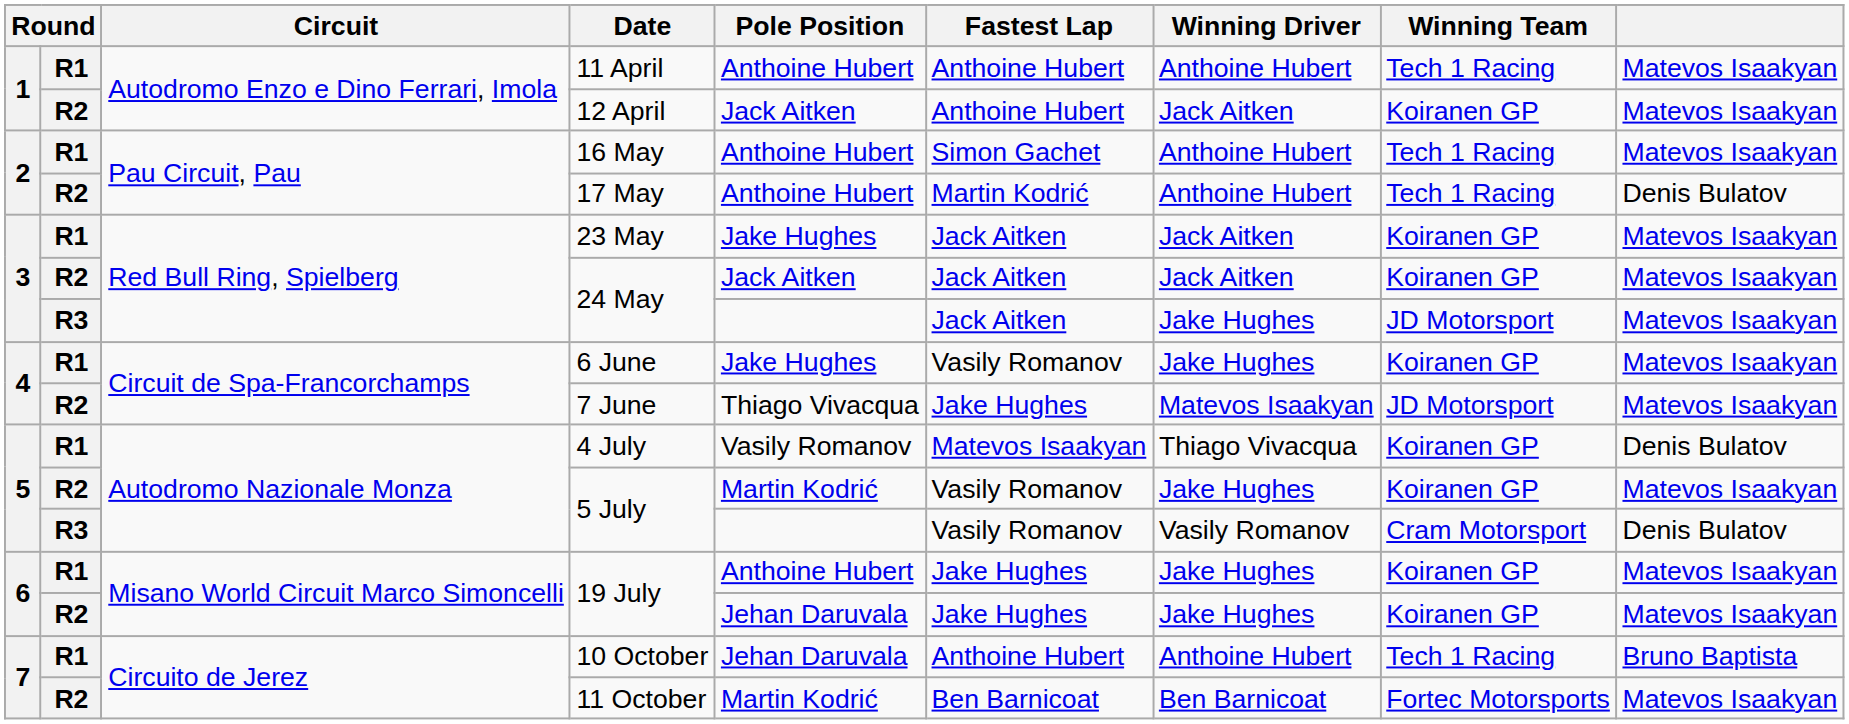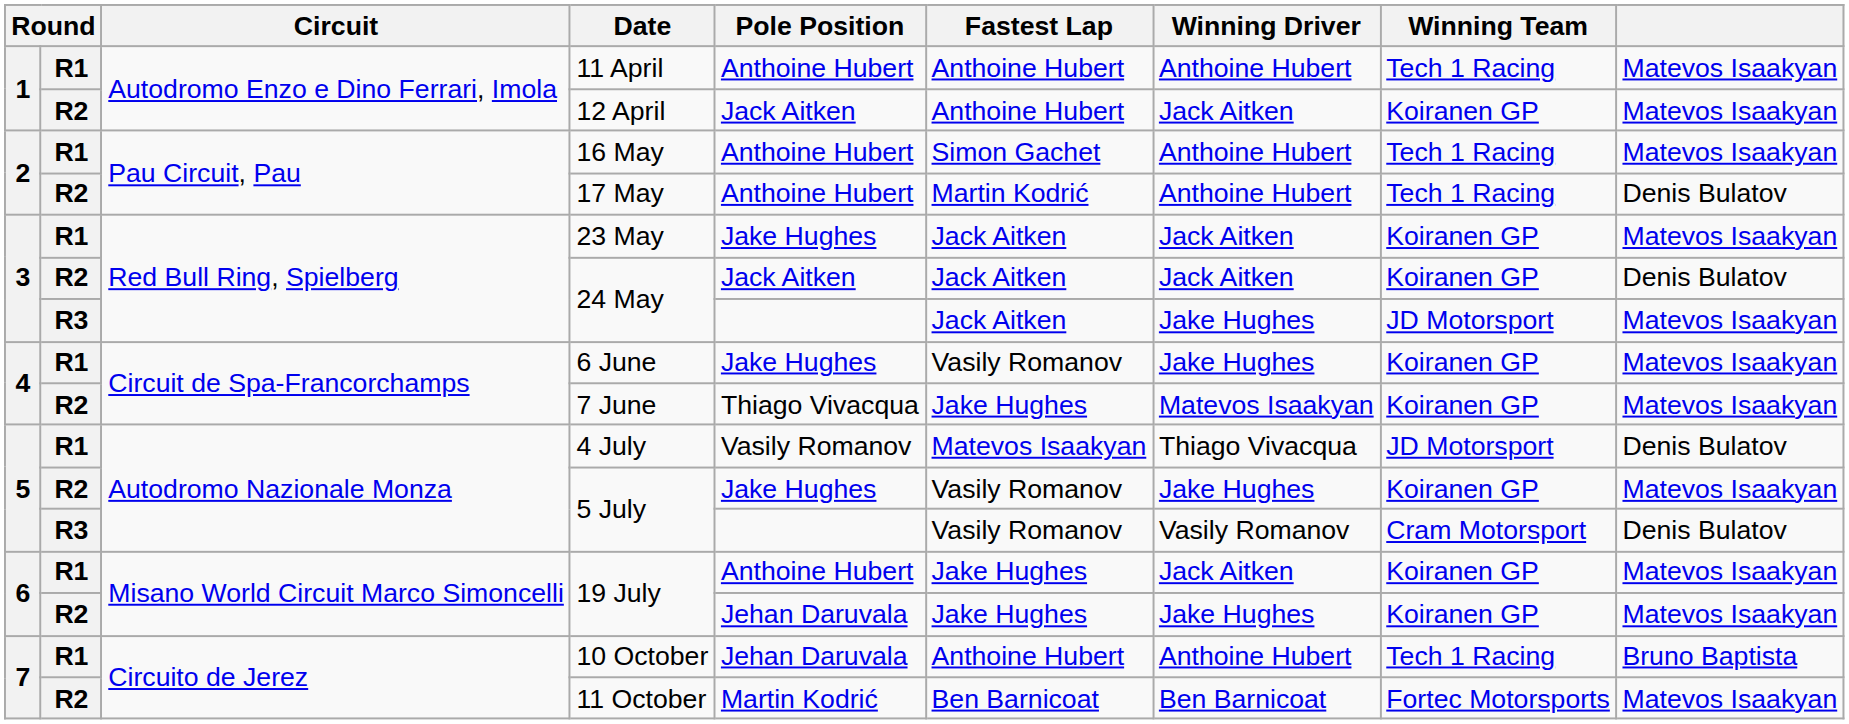(1730, 278) Matevos Isaakyan -> (1705, 278) Denis Bulatov
(1470, 404) JD Motorsport -> (1463, 404) Koiranen GP
(1463, 446) Koiranen GP -> (1470, 446) JD Motorsport
(799, 488) Martin Kodrić -> (799, 488) Jake Hughes
(1237, 572) Jake Hughes -> (1226, 572) Jack Aitken
